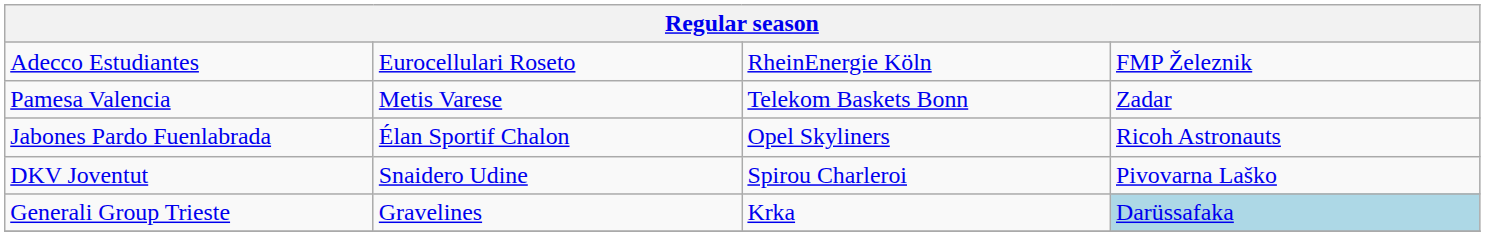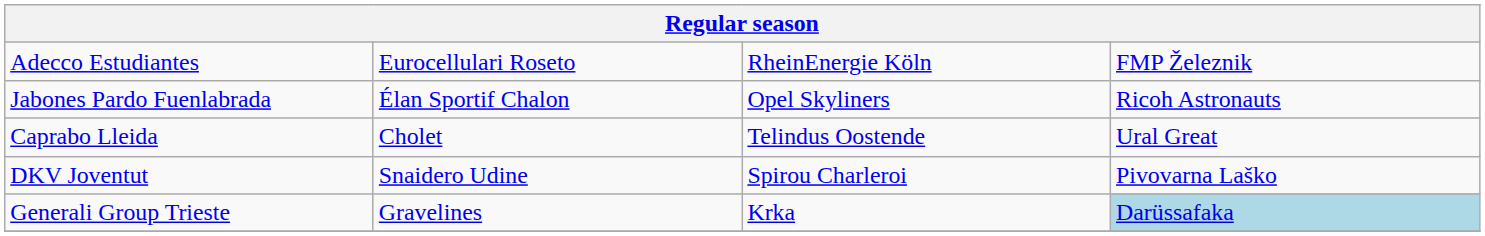- row: (90, 99)
+ row: (84, 136)
